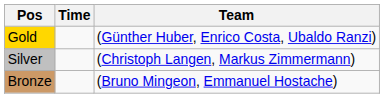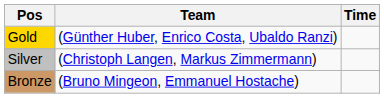columns swapped: (236, 15) <-> (74, 15)
